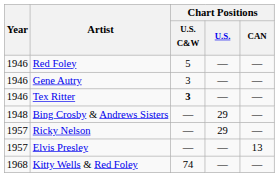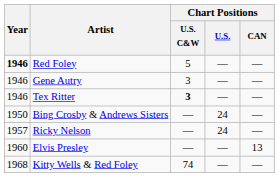(17, 63) normal -> (17, 63) bold
(17, 114) 1948 -> (17, 114) 1950
(223, 114) 29 -> (223, 114) 24
(223, 130) 29 -> (223, 130) 24
(17, 147) 1957 -> (17, 147) 1960
